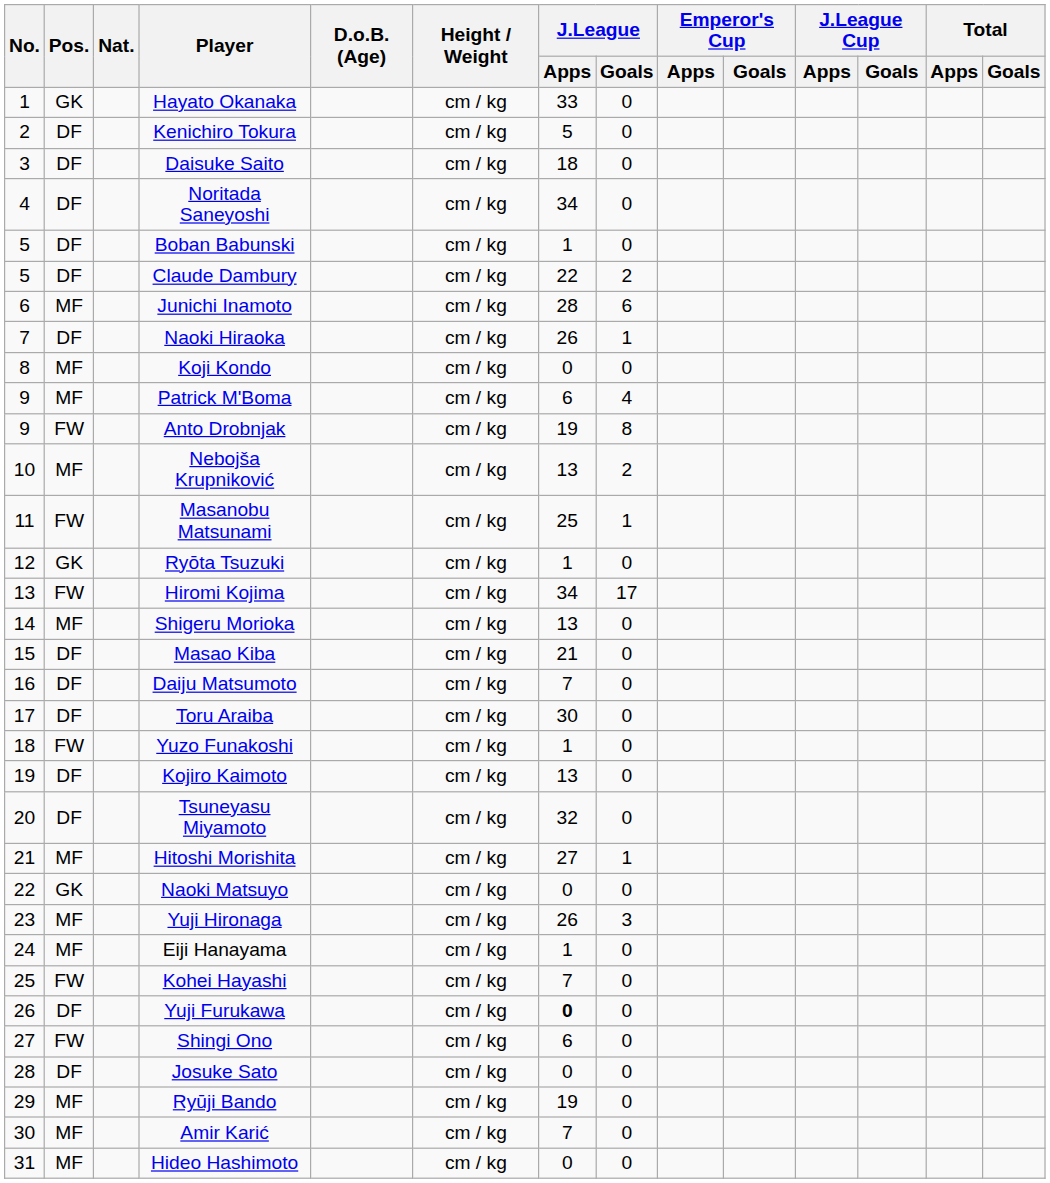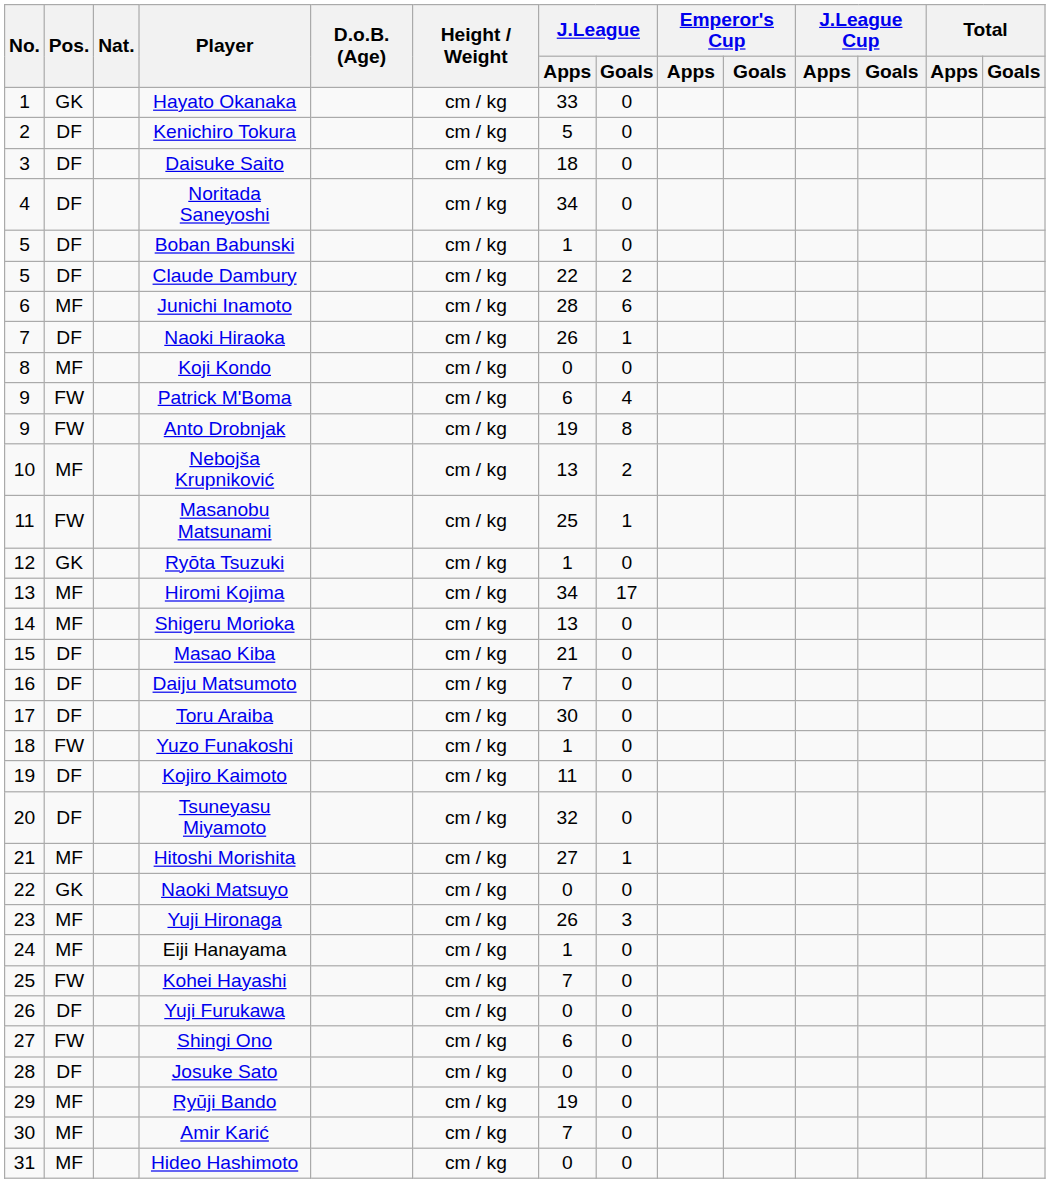(69, 397) MF -> (69, 397) FW
(69, 593) FW -> (69, 593) MF
(567, 776) 13 -> (567, 776) 11
(567, 1010) bold -> (567, 1010) normal
